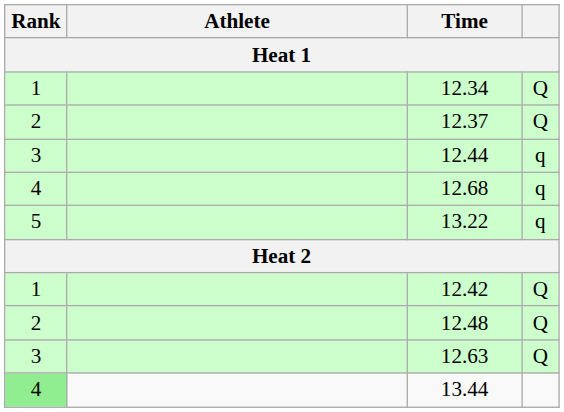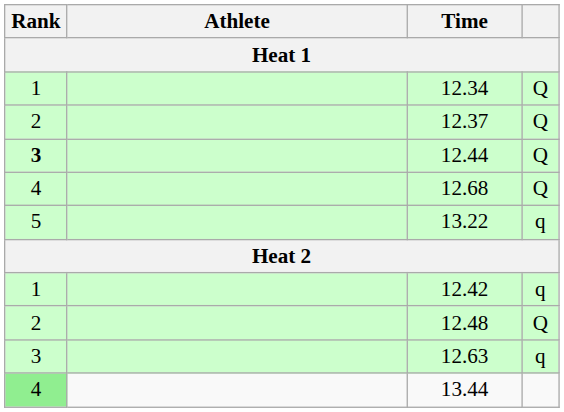(36, 155) normal -> (36, 155) bold
(540, 155) q -> (540, 155) Q
(540, 188) q -> (540, 188) Q
(540, 289) Q -> (540, 289) q
(540, 356) Q -> (540, 356) q
